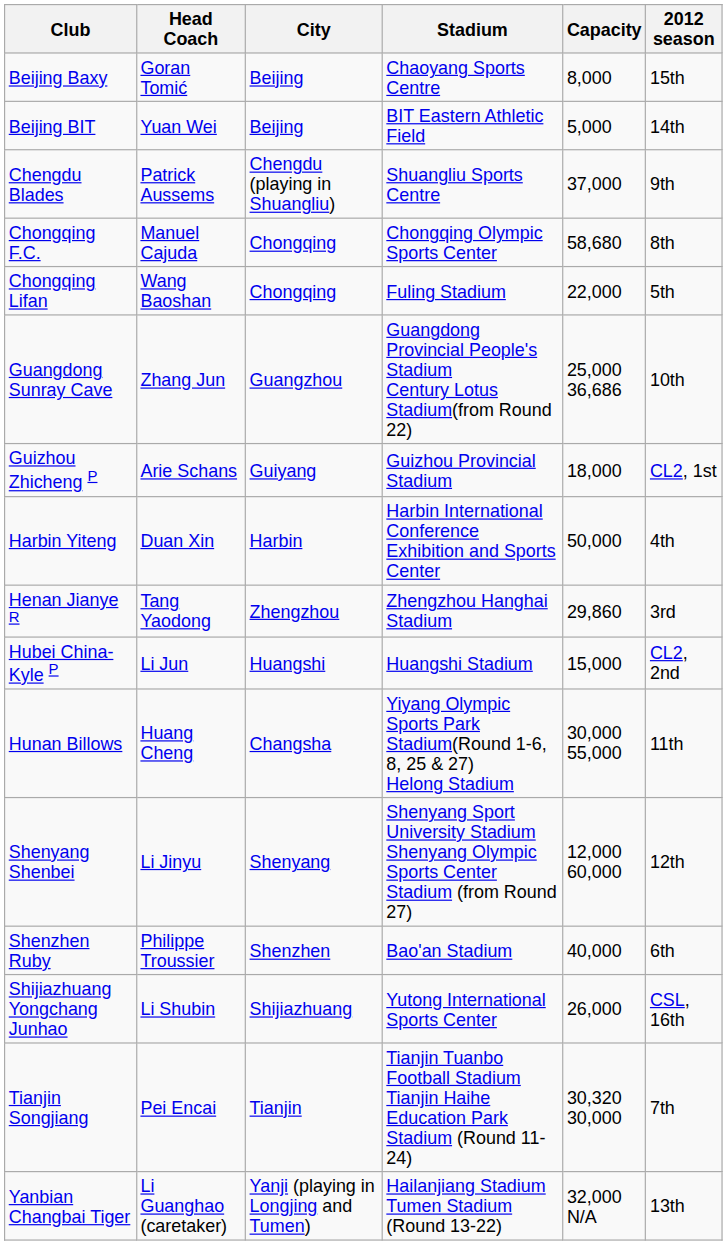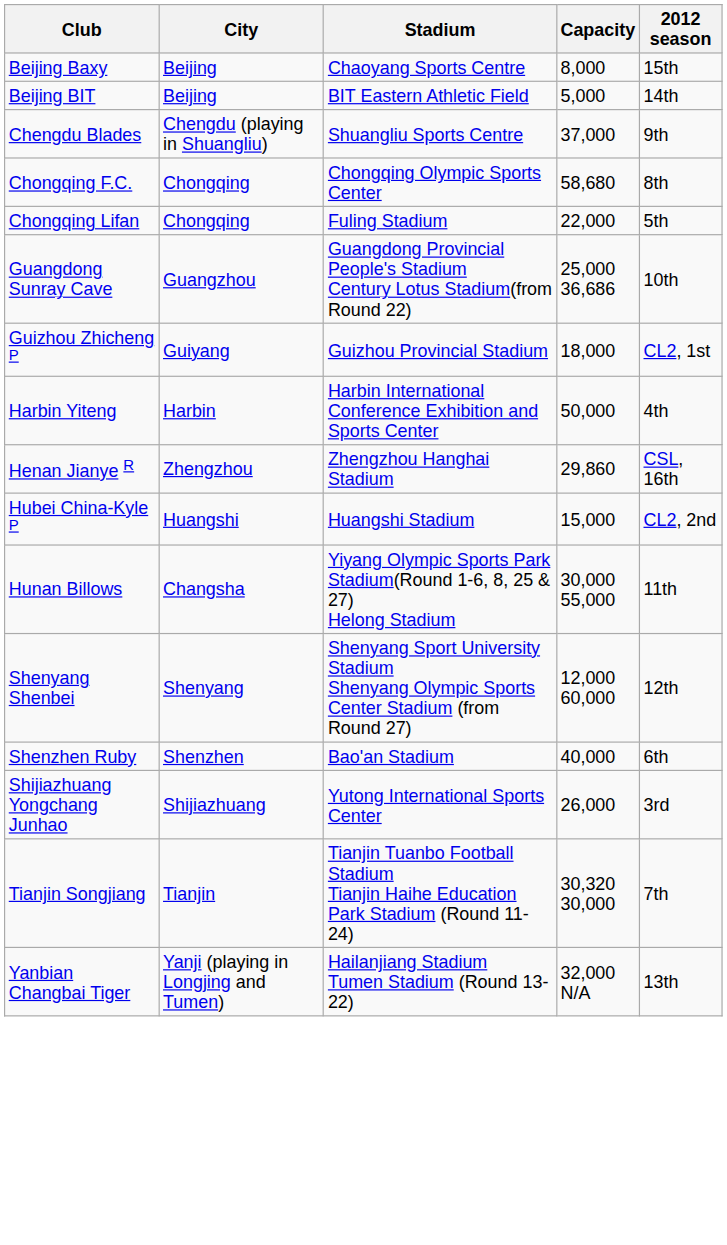- column: (191, 29)
(663, 611) 3rd -> (663, 469) CSL, 16th
(670, 1009) CSL, 16th -> (656, 805) 3rd
